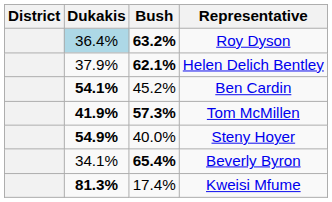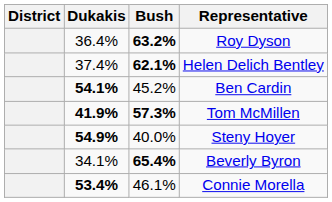(97, 40) lightblue background -> (97, 40) no background
(97, 64) 37.9% -> (97, 64) 37.4%
- row: (253, 185)
+ row: (253, 185)
